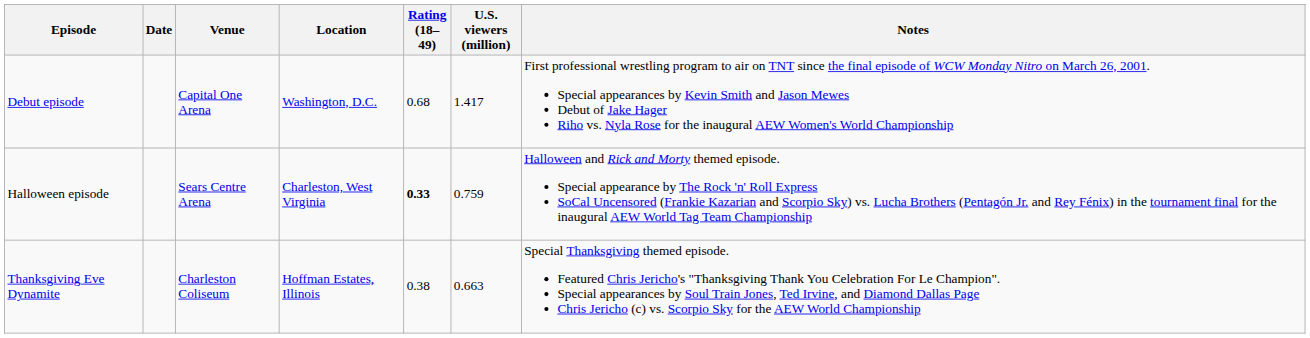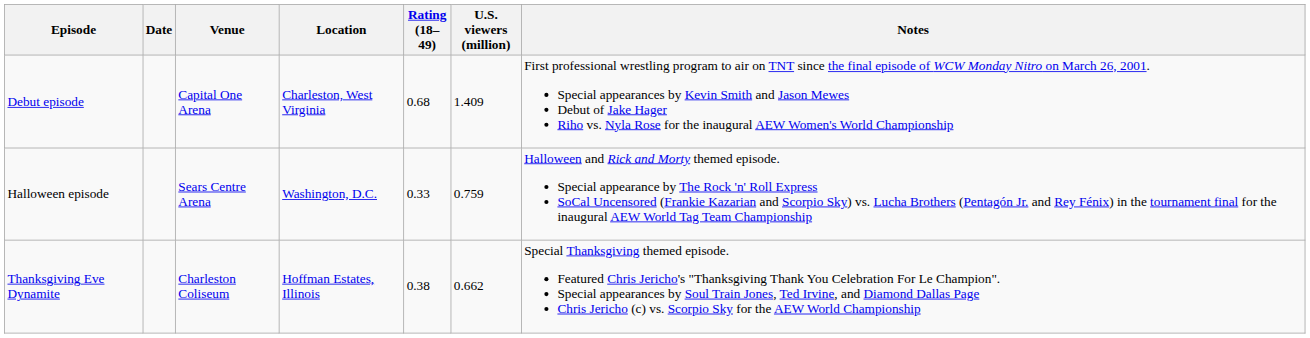(330, 101) Washington, D.C. -> (327, 101) Charleston, West Virginia
(469, 101) 1.417 -> (469, 101) 1.409
(327, 194) Charleston, West Virginia -> (330, 194) Washington, D.C.
(418, 194) bold -> (418, 194) normal
(469, 286) 0.663 -> (469, 286) 0.662
